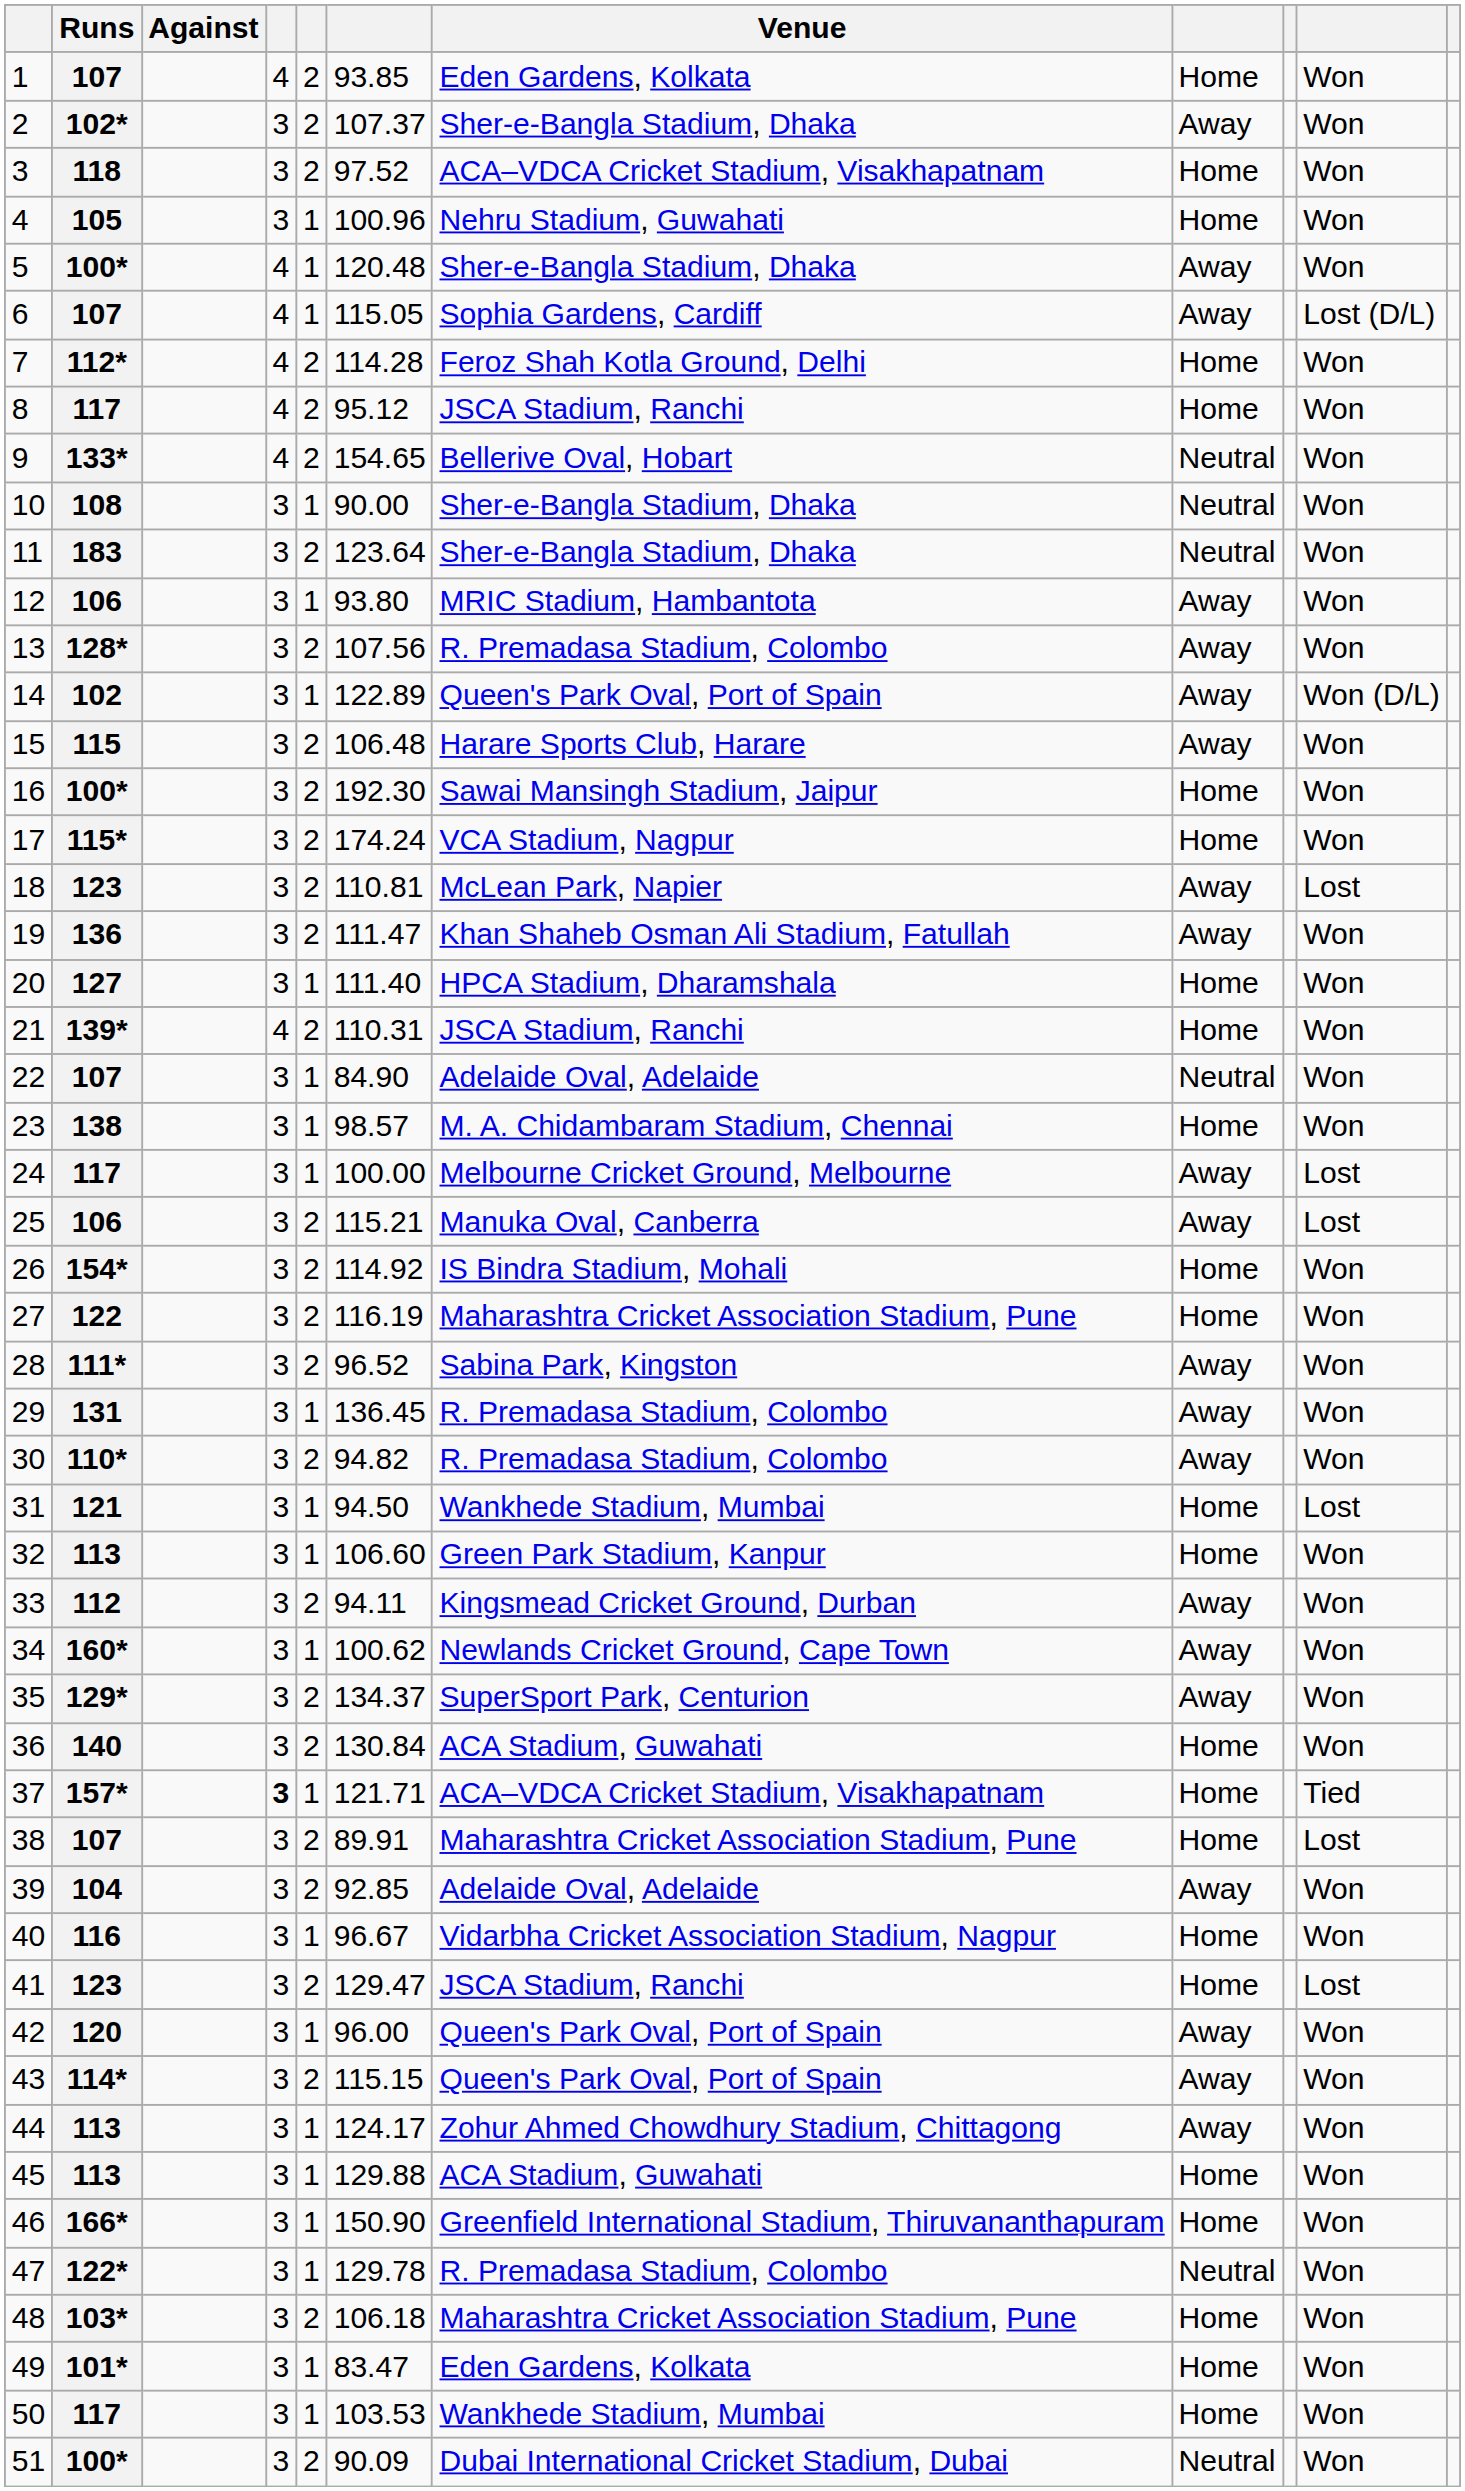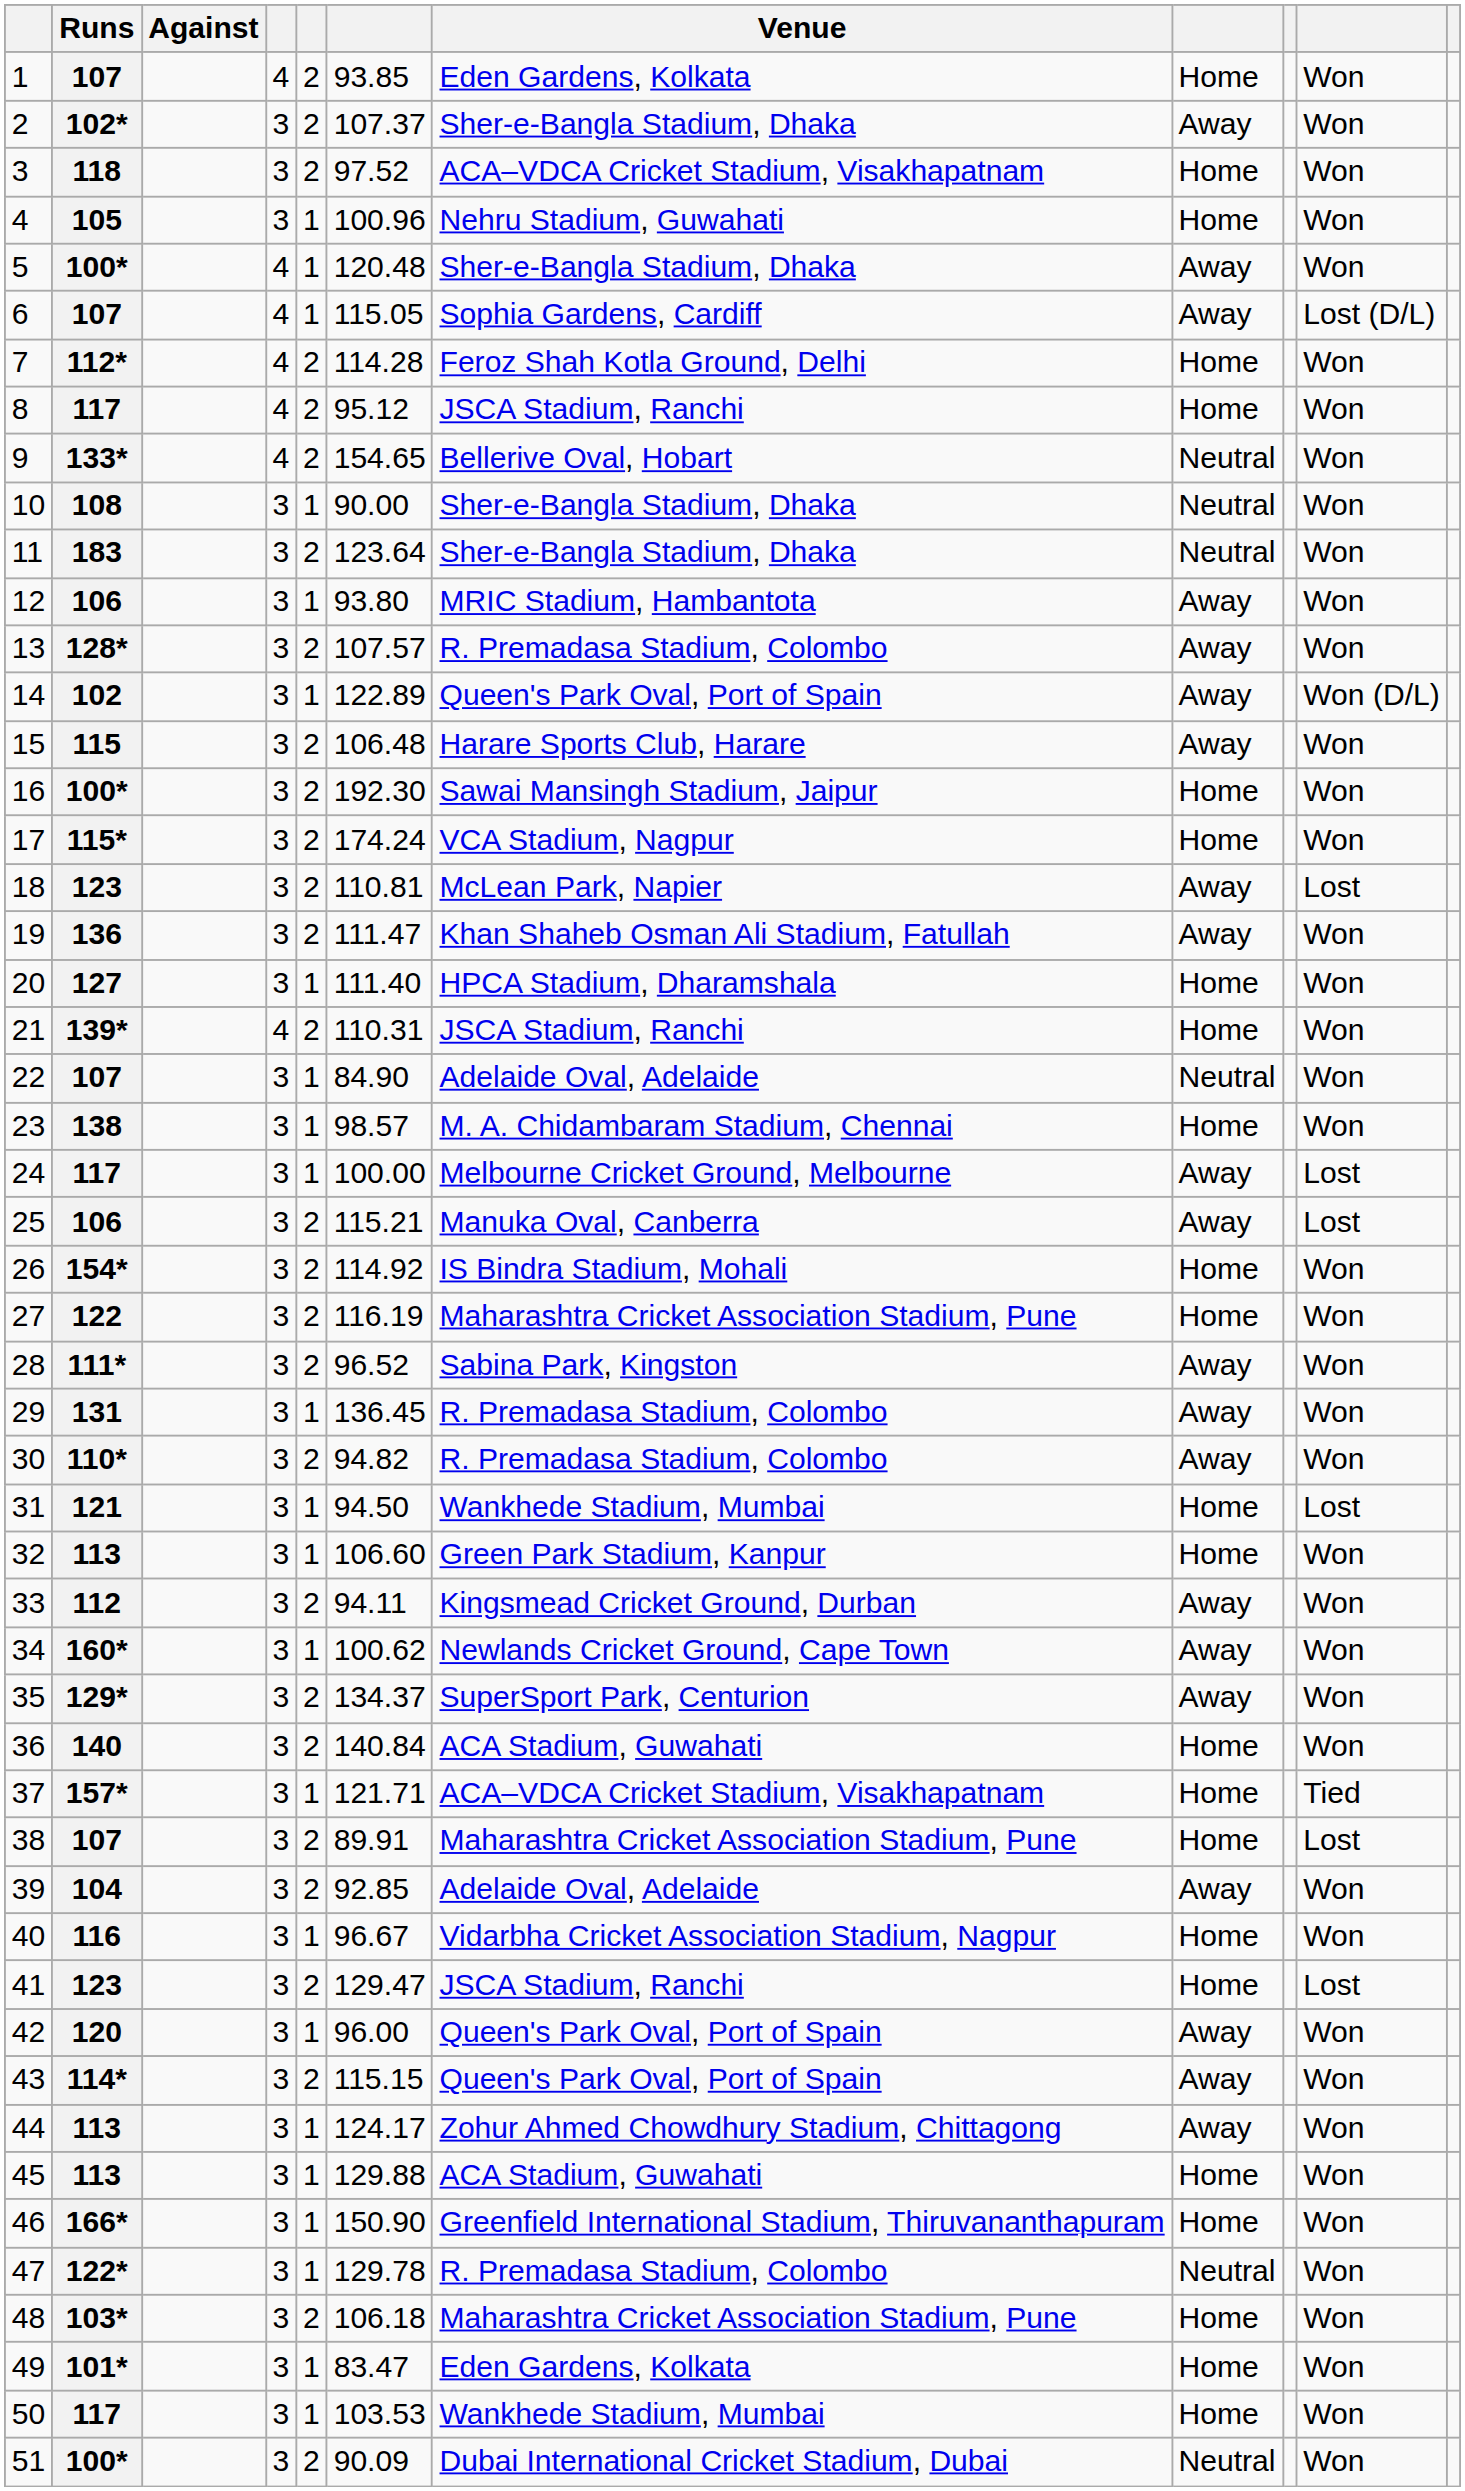(380, 648) 107.56 -> (380, 648) 107.57
(380, 1745) 130.84 -> (380, 1745) 140.84
(281, 1793) bold -> (281, 1793) normal
